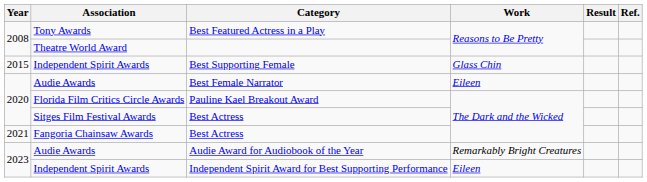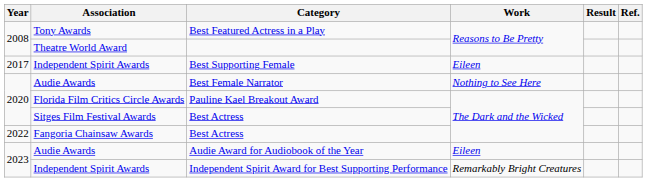(18, 64) 2015 -> (18, 64) 2017
(477, 64) Glass Chin -> (467, 64) Eileen
(467, 82) Eileen -> (497, 82) Nothing to See Here
(18, 133) 2021 -> (18, 133) 2022
(517, 151) Remarkably Bright Creatures -> (467, 151) Eileen
(467, 168) Eileen -> (517, 168) Remarkably Bright Creatures
